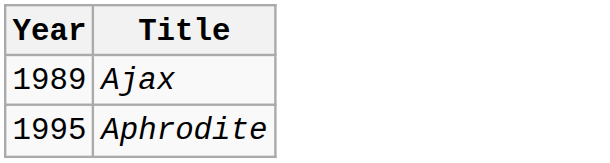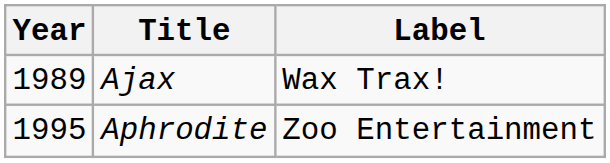+ column: (439, 30)
